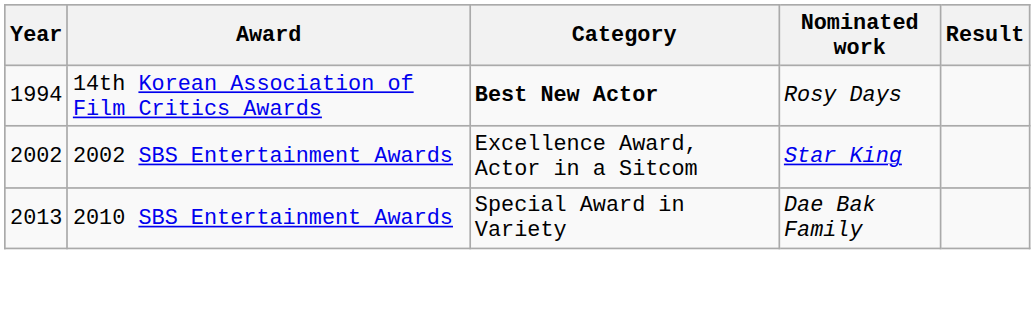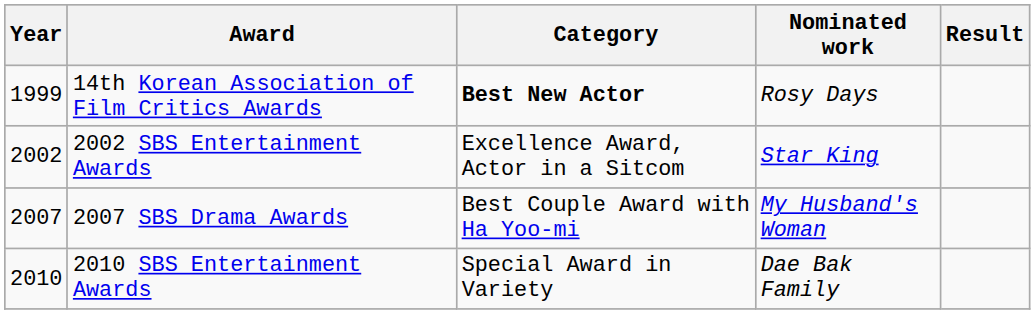(36, 96) 1994 -> (36, 96) 1999
+ row: (211, 218)
(36, 218) 2013 -> (36, 278) 2010
